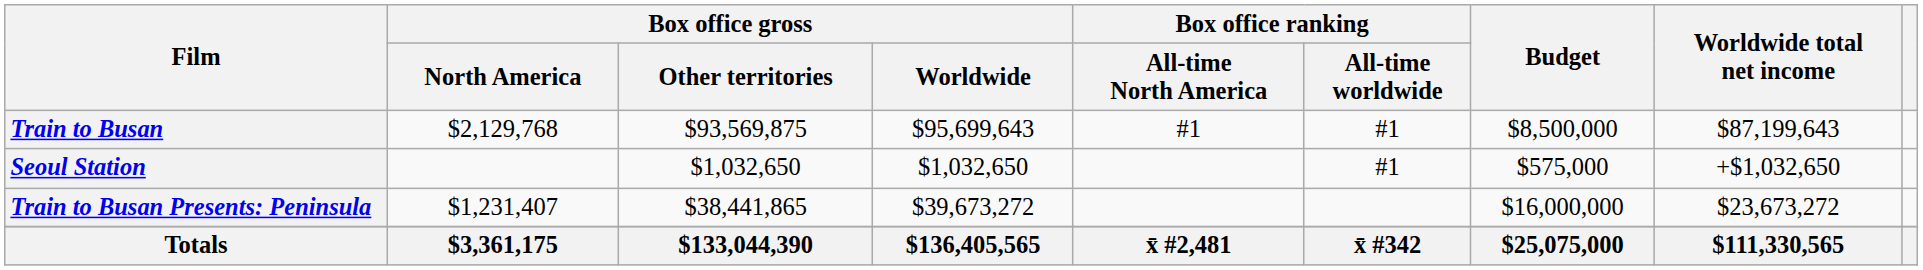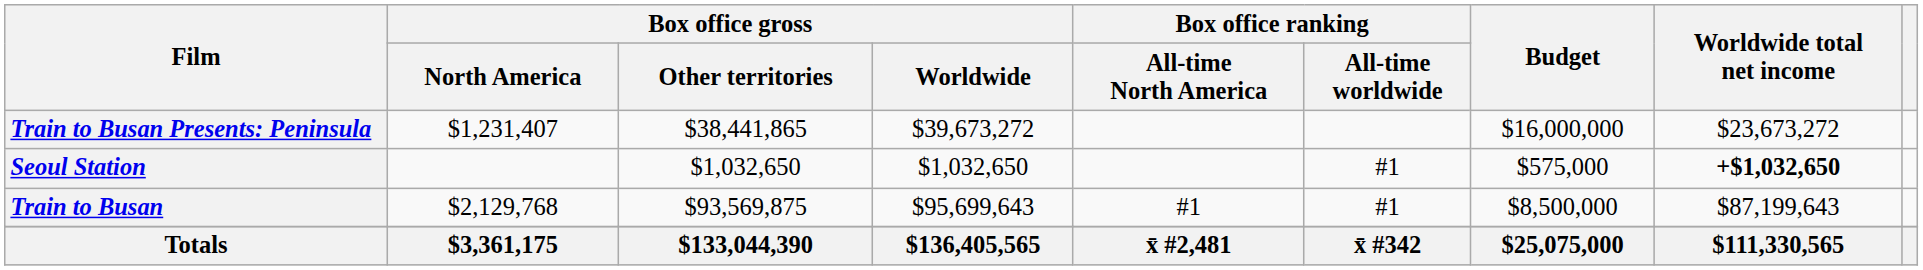rows swapped: (87, 129) <-> (191, 206)
(1778, 167) normal -> (1778, 167) bold
